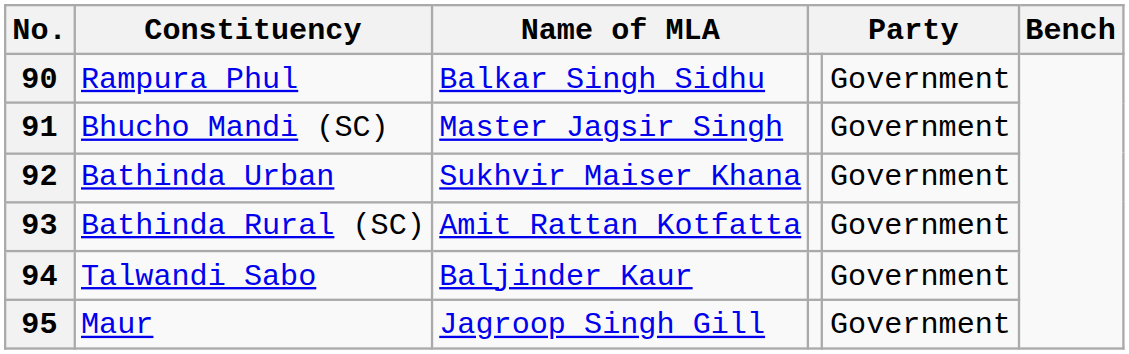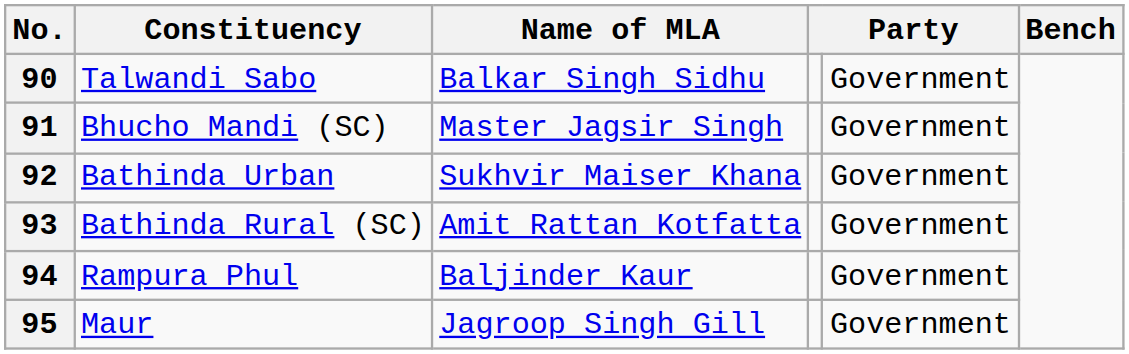(190, 79) Rampura Phul -> (199, 79) Talwandi Sabo
(199, 276) Talwandi Sabo -> (190, 276) Rampura Phul
